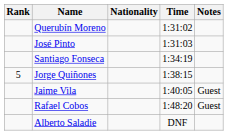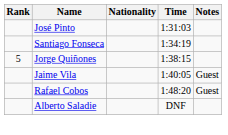- row: (70, 28)
